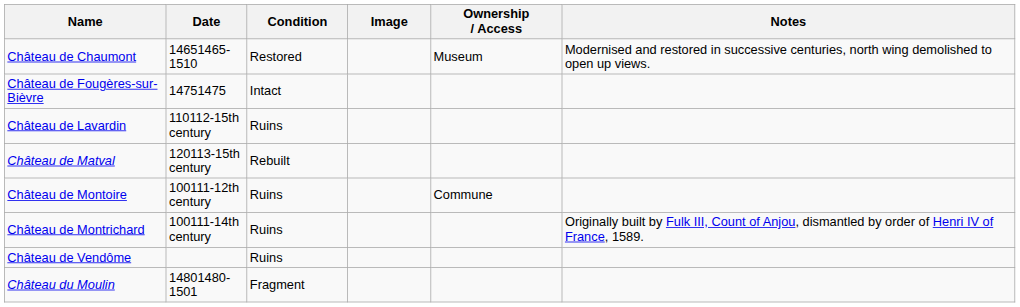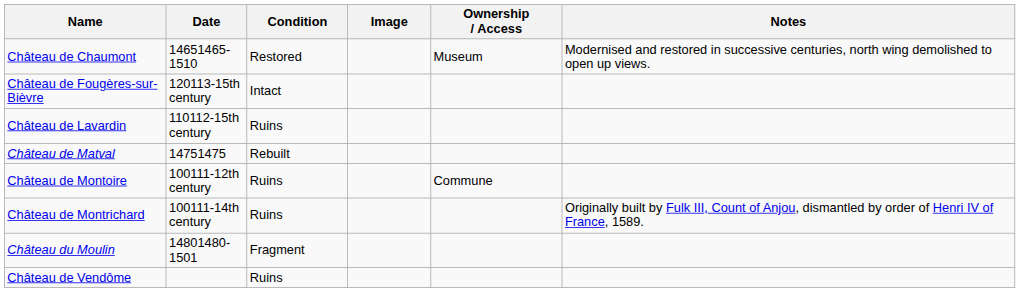(197, 91) 14751475 -> (204, 91) 120113-15th century
(204, 160) 120113-15th century -> (197, 153) 14751475
rows swapped: (61, 285) <-> (69, 257)
